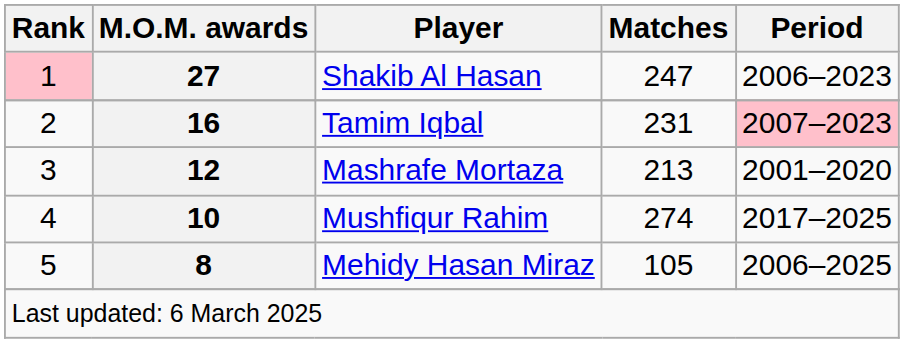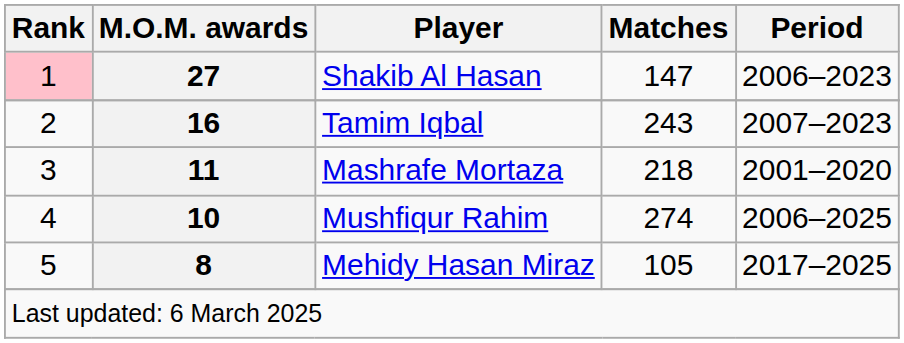(668, 75) 247 -> (668, 75) 147
(668, 123) 231 -> (668, 123) 243
(817, 123) pink background -> (817, 123) no background
(204, 170) 12 -> (204, 170) 11
(668, 170) 213 -> (668, 170) 218
(817, 218) 2017–2025 -> (817, 218) 2006–2025
(817, 265) 2006–2025 -> (817, 265) 2017–2025
